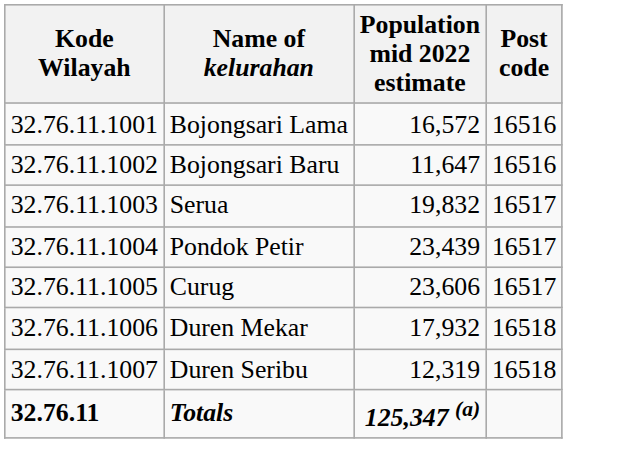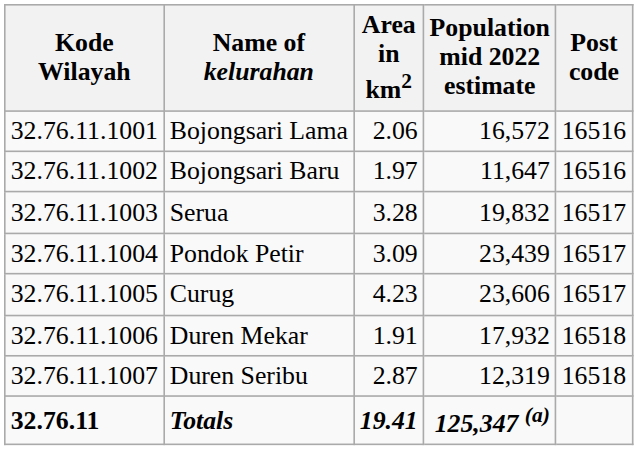+ column: (389, 57)
